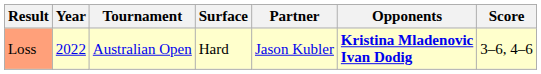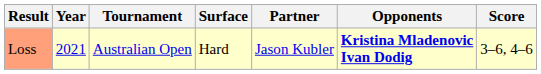(71, 48) 2022 -> (71, 48) 2021
